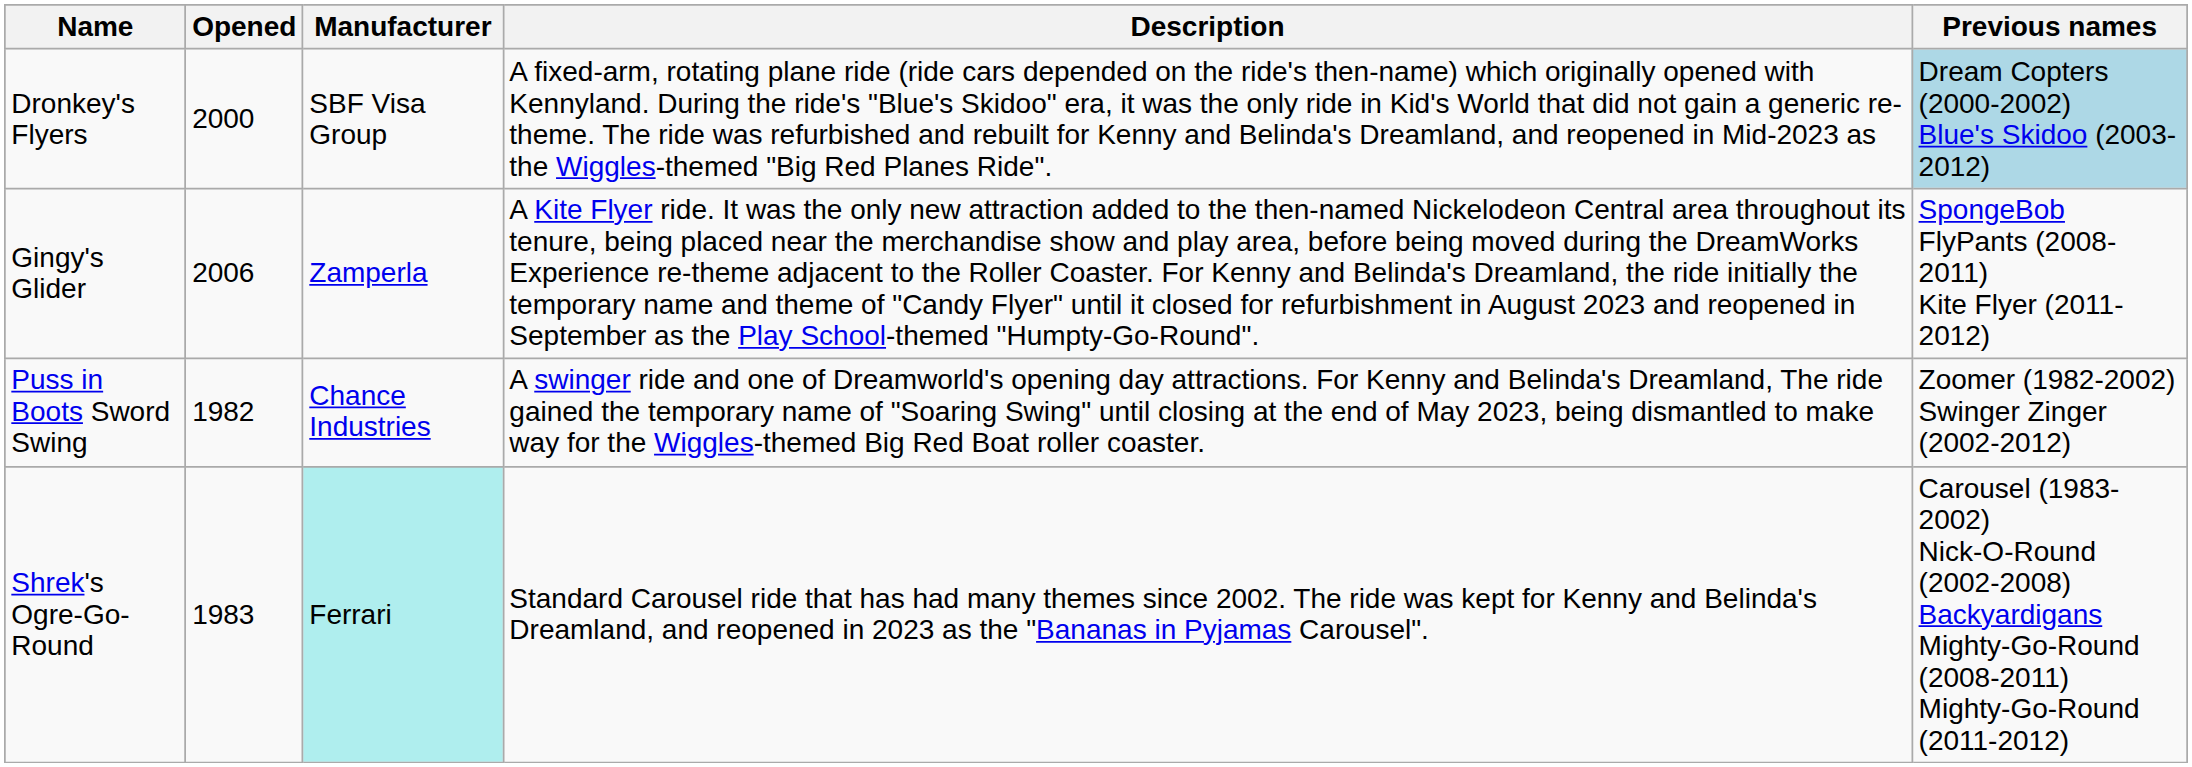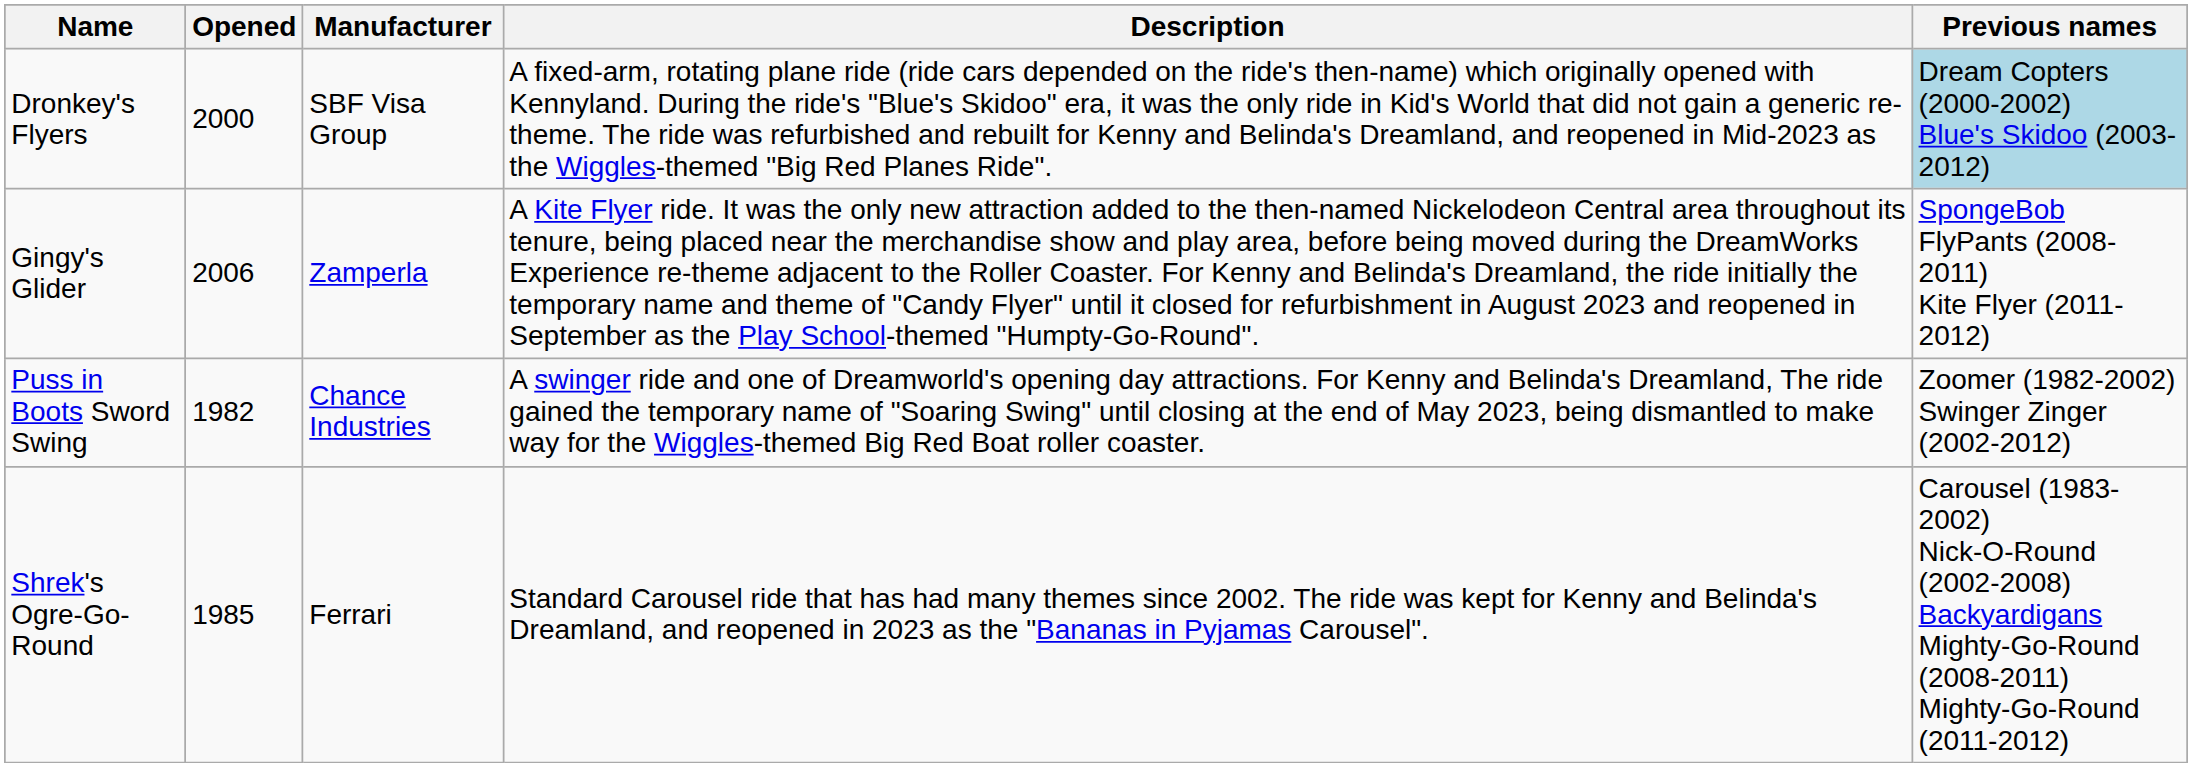(223, 613) 1983 -> (223, 613) 1985
(351, 613) paleturquoise background -> (351, 613) no background
